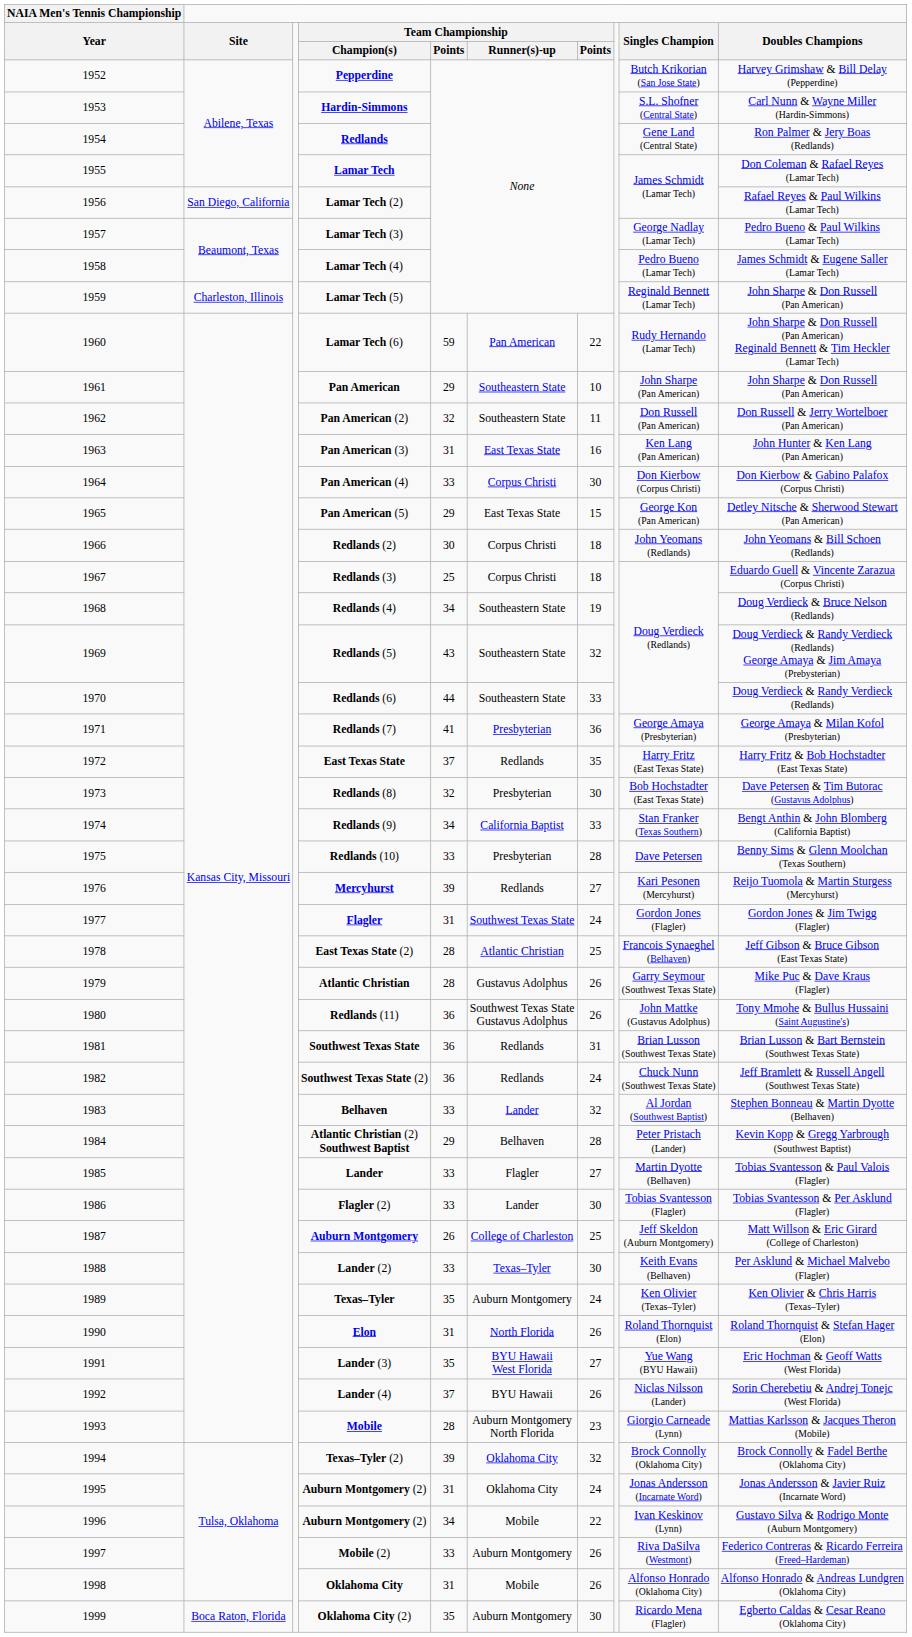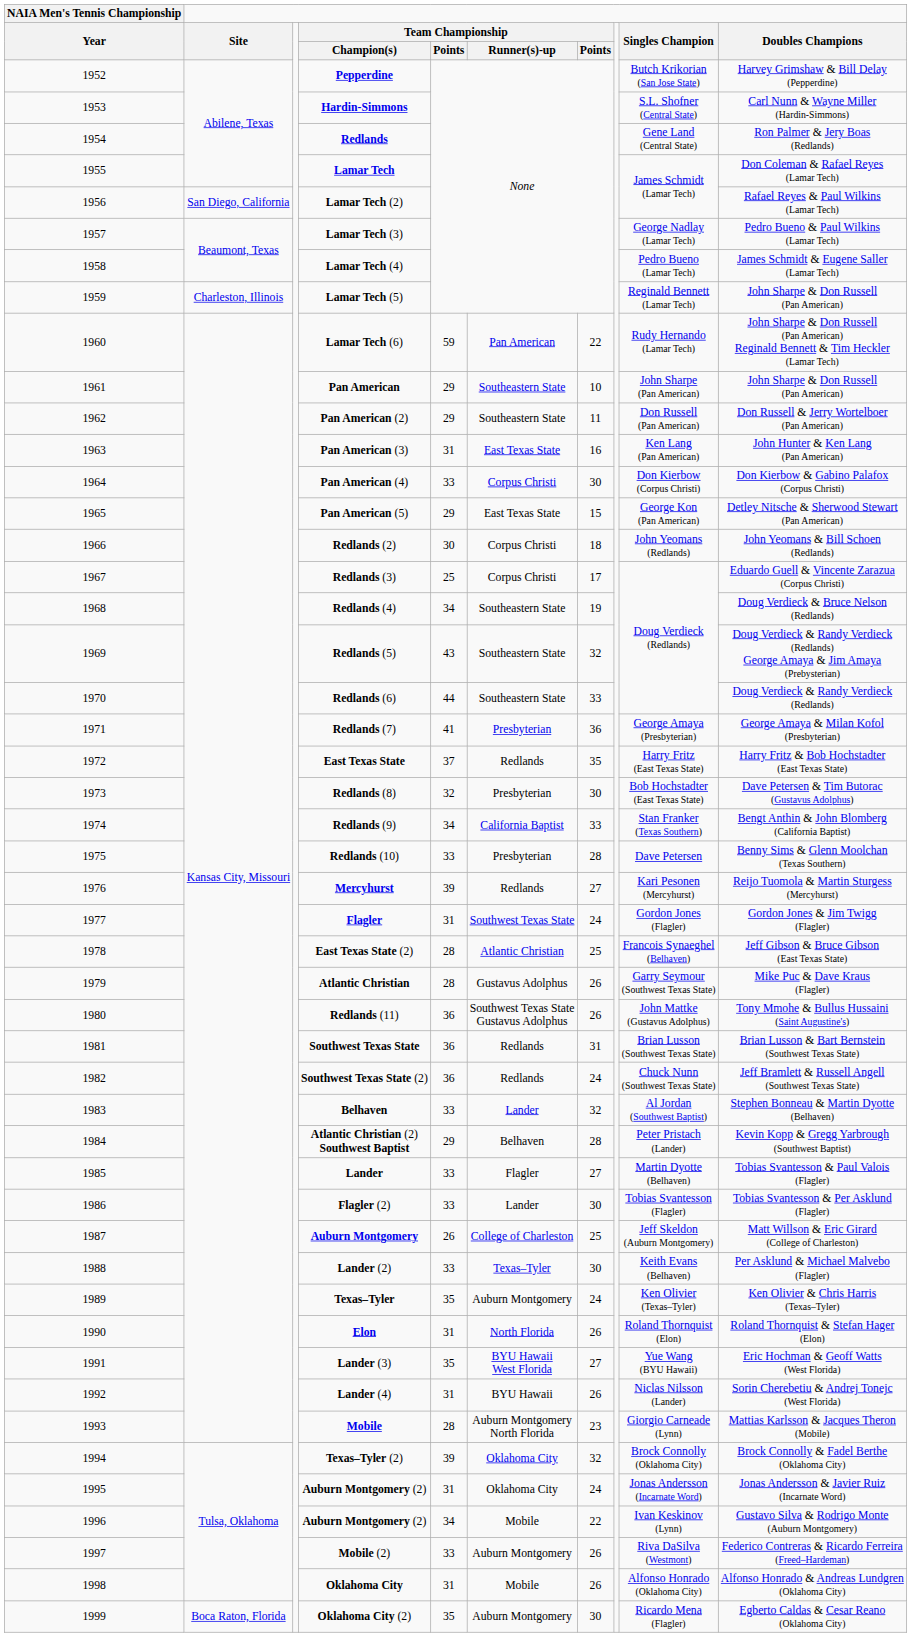(449, 418) 32 -> (449, 418) 29
(595, 577) 18 -> (595, 577) 17
(449, 1395) 37 -> (449, 1395) 31
